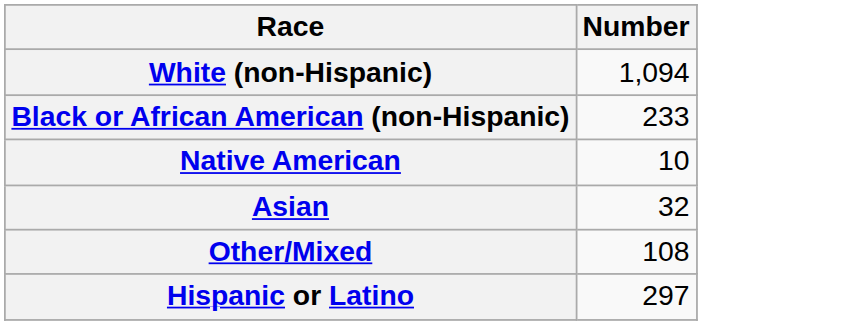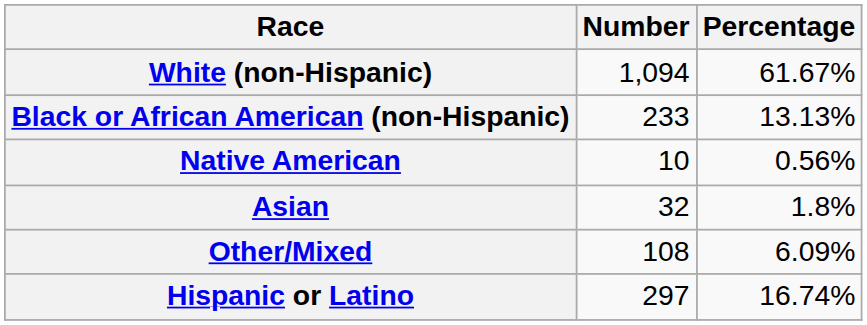+ column: (779, 26)
